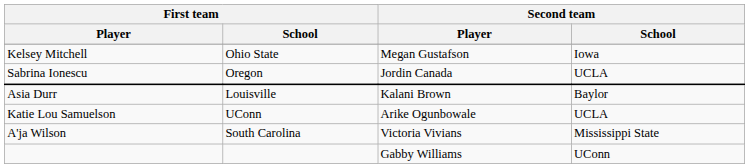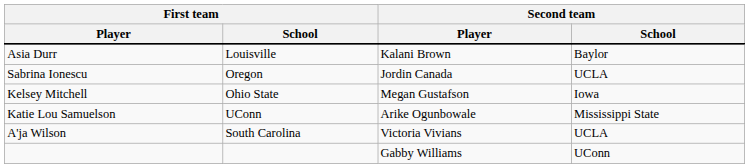rows swapped: (32, 94) <-> (47, 53)
(591, 114) UCLA -> (617, 113) Mississippi State
(617, 133) Mississippi State -> (591, 133) UCLA
